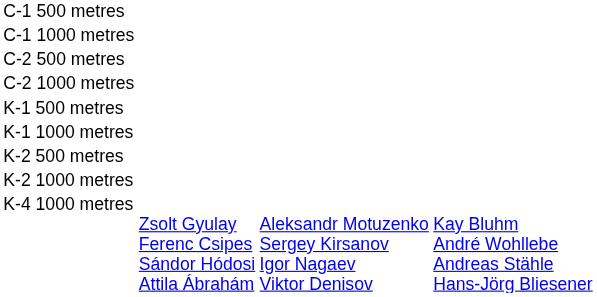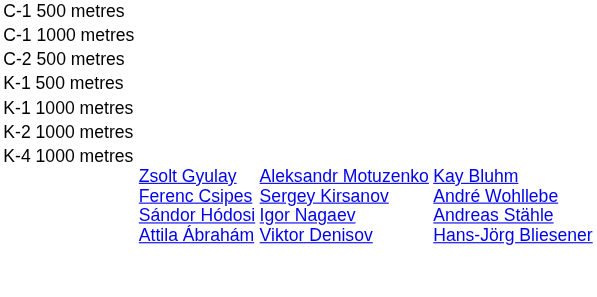- row: (69, 83)
- row: (63, 156)
